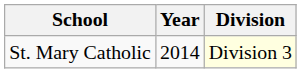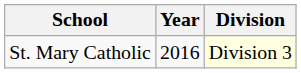(180, 51) 2014 -> (180, 51) 2016
